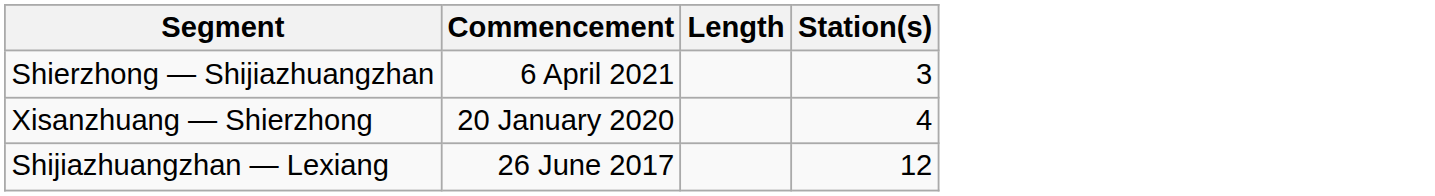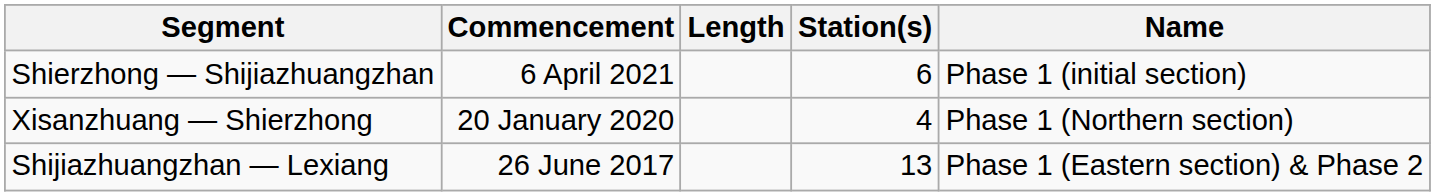+ column: (1184, 27)
(924, 73) 3 -> (924, 73) 6
(916, 166) 12 -> (916, 166) 13
